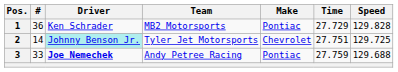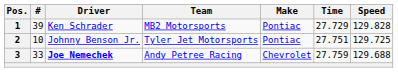(38, 27) 36 -> (38, 27) 39
(38, 41) 14 -> (38, 41) 10
(94, 41) paleturquoise background -> (94, 41) no background
(287, 41) Chevrolet -> (282, 41) Pontiac
(282, 56) Pontiac -> (287, 56) Chevrolet
